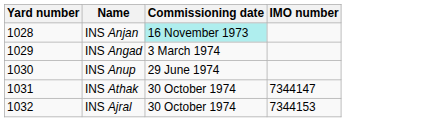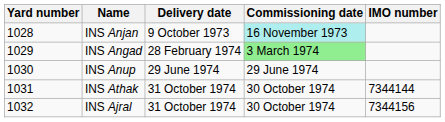+ column: (194, 13)
(184, 51) no background -> (283, 51) lightgreen background
(293, 88) 7344147 -> (392, 88) 7344144
(293, 107) 7344153 -> (392, 107) 7344156
